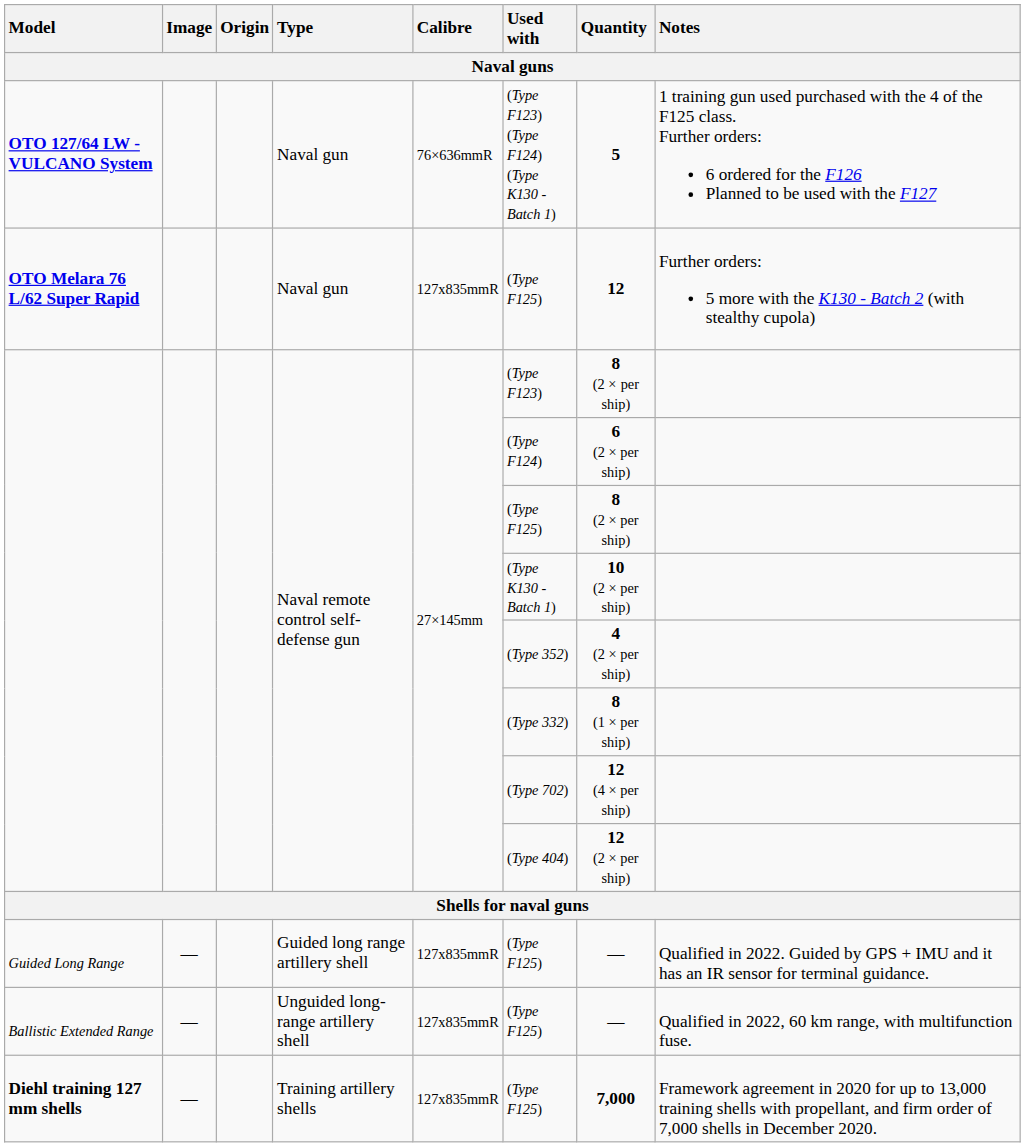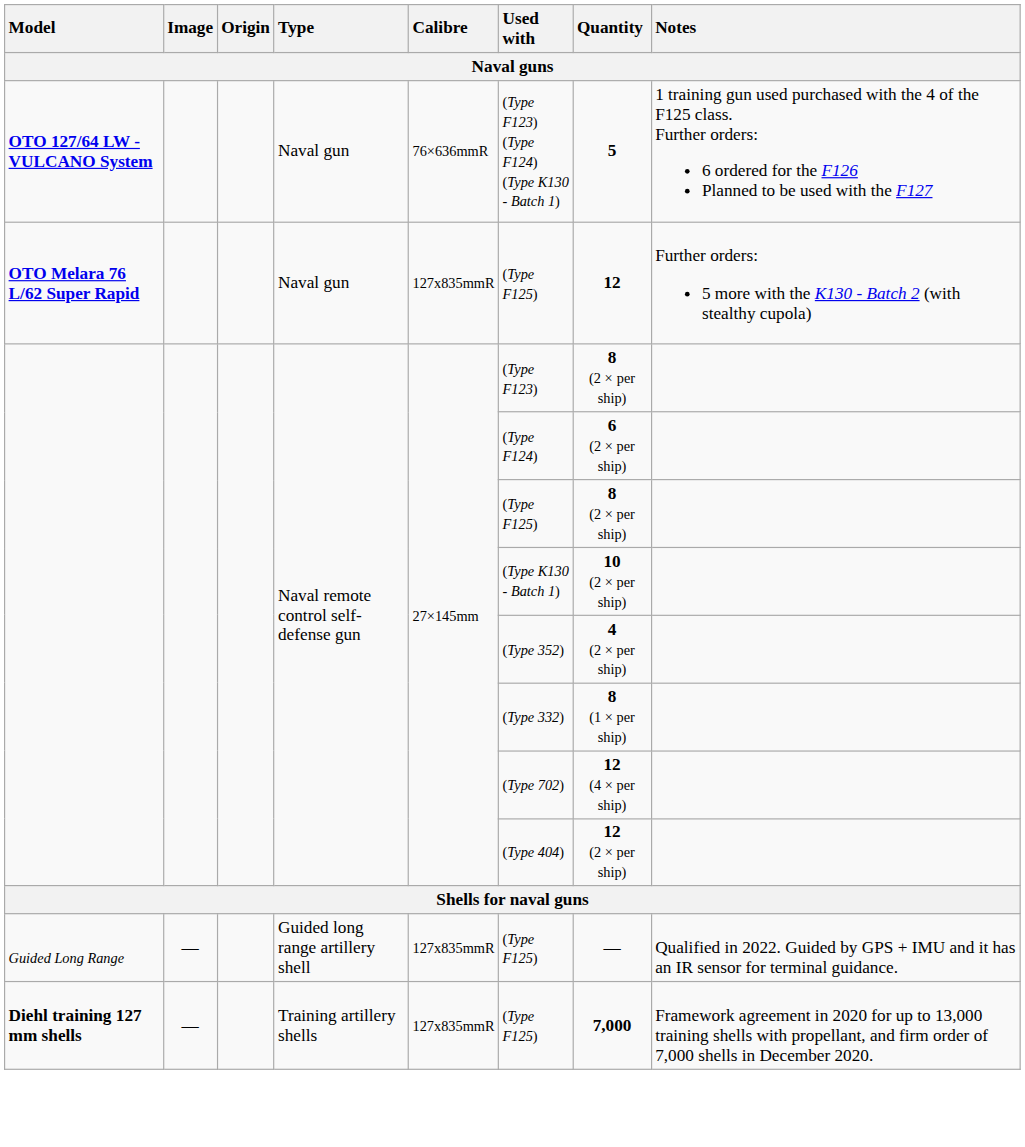- row: (81, 1031)
